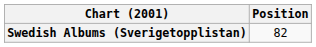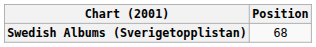(280, 33) 82 -> (280, 33) 68
